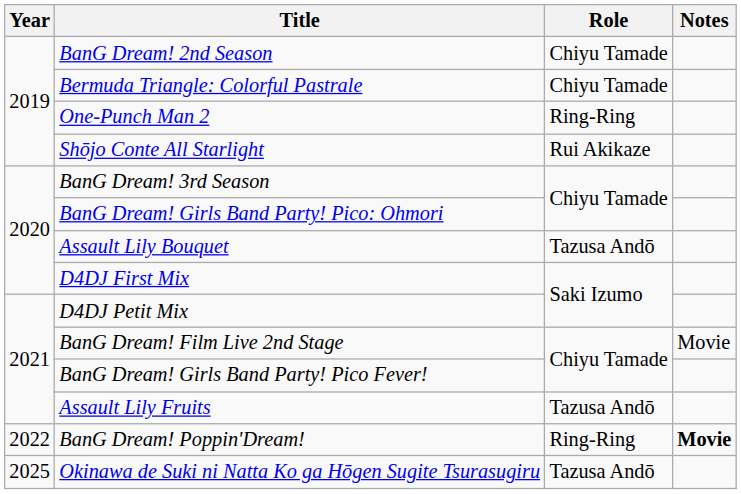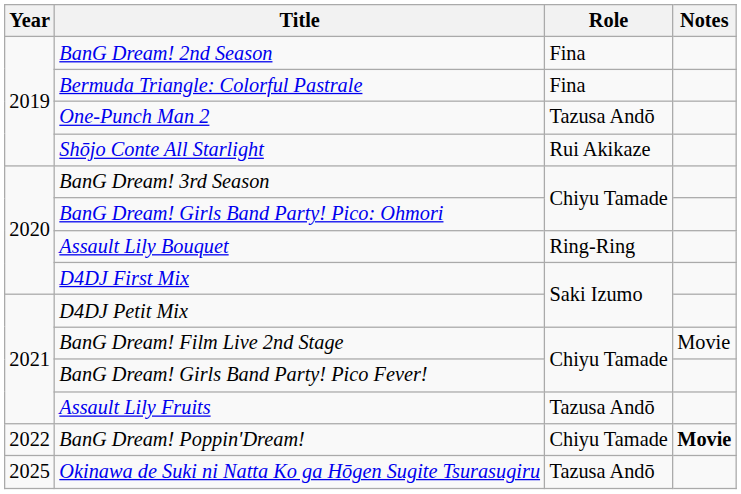(609, 52) Chiyu Tamade -> (567, 52) Fina
(609, 85) Chiyu Tamade -> (567, 85) Fina
(592, 117) Ring-Ring -> (602, 117) Tazusa Andō
(602, 246) Tazusa Andō -> (592, 246) Ring-Ring
(592, 439) Ring-Ring -> (609, 439) Chiyu Tamade
